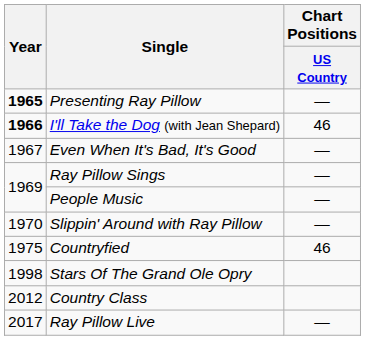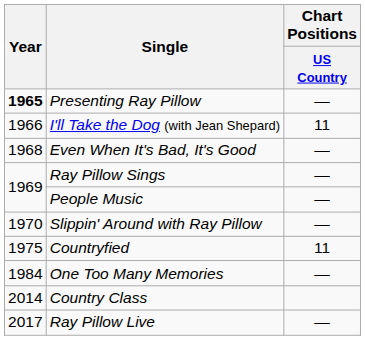(25, 125) bold -> (25, 125) normal
(322, 125) 46 -> (322, 125) 11
(25, 150) 1967 -> (25, 150) 1968
(322, 248) 46 -> (322, 248) 11
+ row: (137, 273)
- row: (151, 273)
(25, 297) 2012 -> (25, 297) 2014
